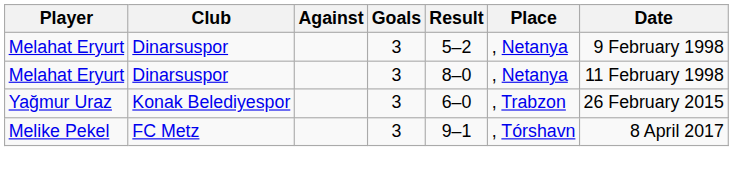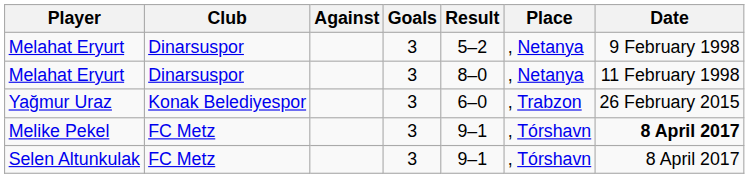(677, 131) normal -> (690, 131) bold
+ row: (74, 159)
